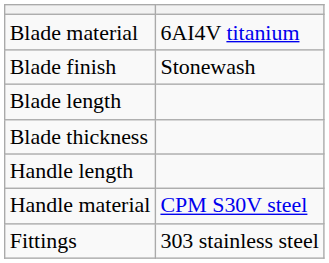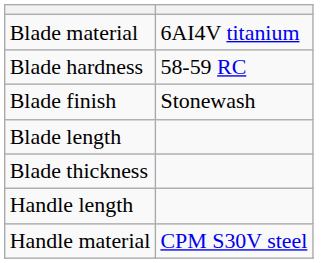+ row: (76, 66)
- row: (43, 240)
